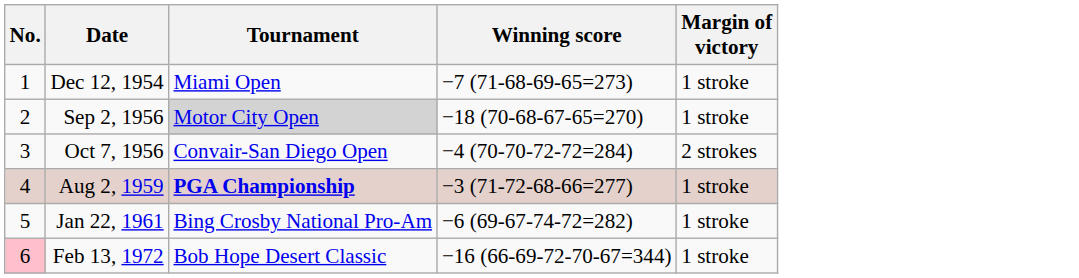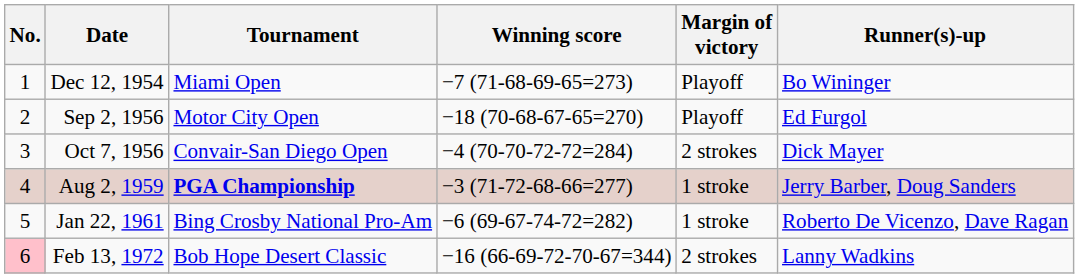+ column: (925, 34)
(715, 81) 1 stroke -> (712, 81) Playoff
(246, 116) lightgrey background -> (246, 116) no background
(715, 116) 1 stroke -> (712, 116) Playoff
(715, 256) 1 stroke -> (719, 256) 2 strokes
